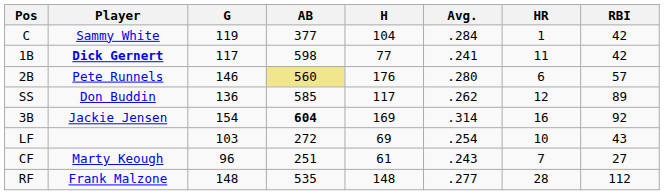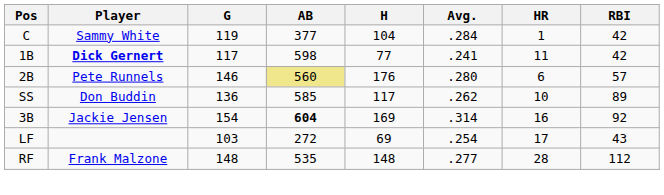(541, 97) 12 -> (541, 97) 10
(541, 138) 10 -> (541, 138) 17
- row: (26, 159)
